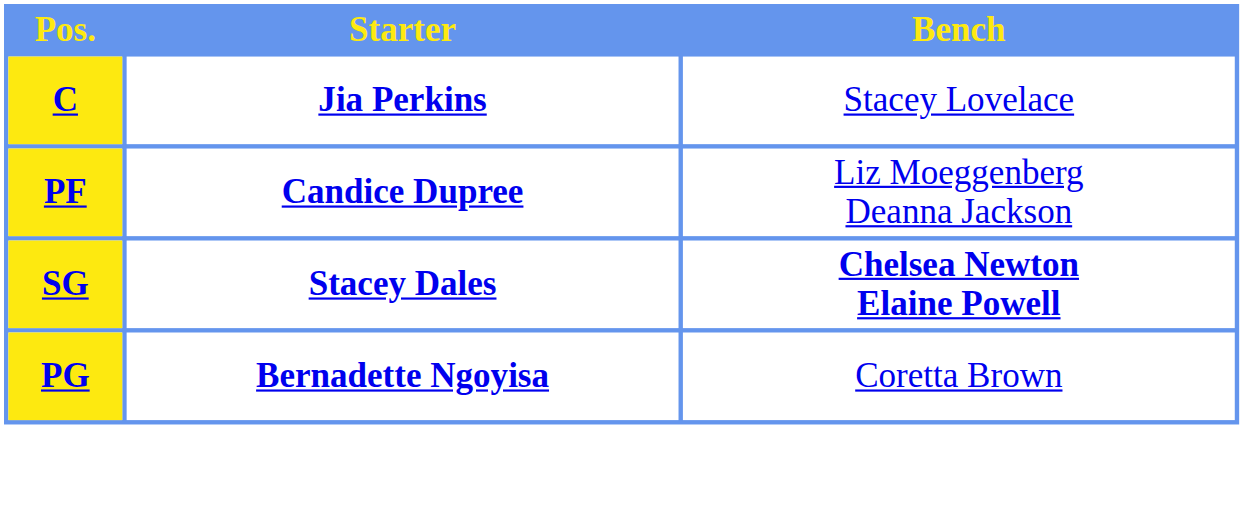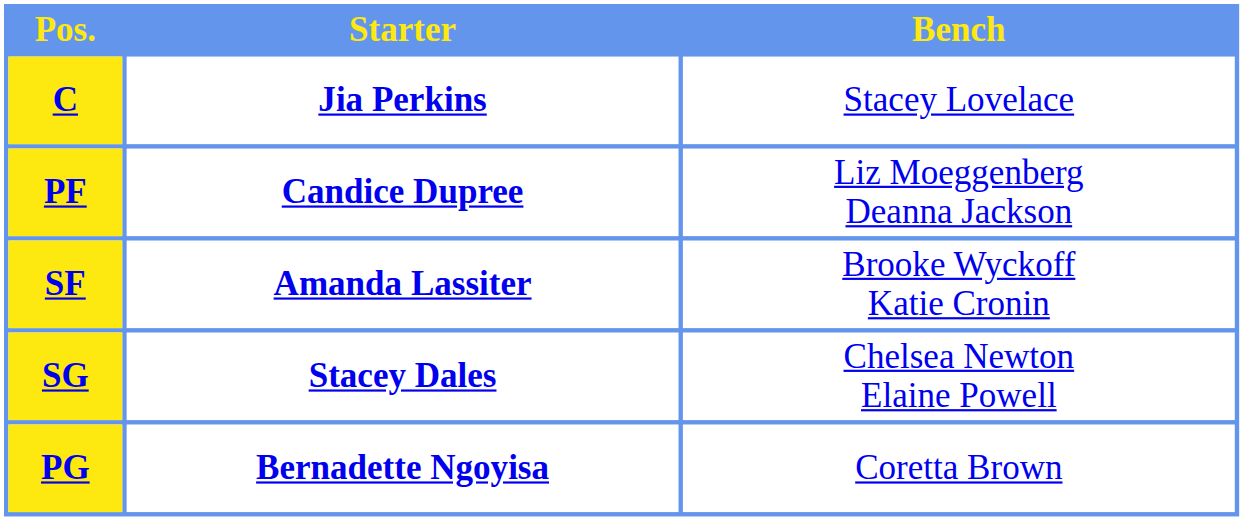+ row: (65, 283)
(959, 283) bold -> (959, 375) normal
